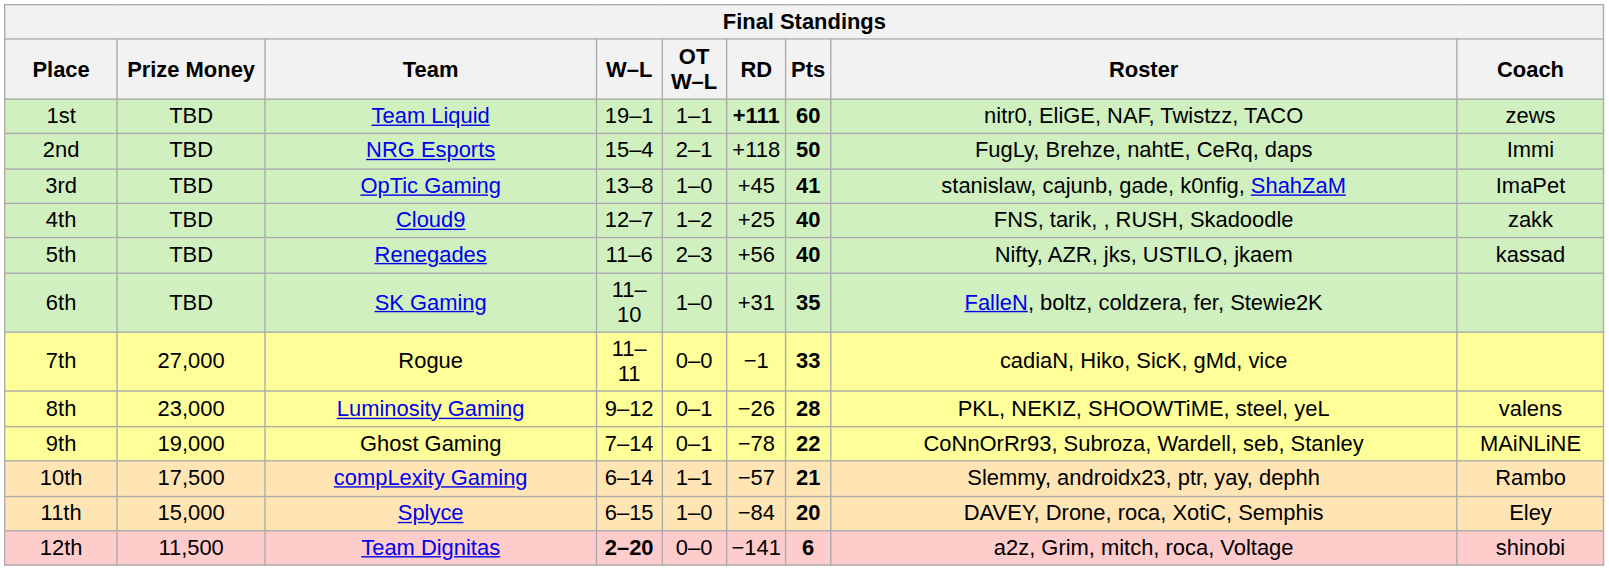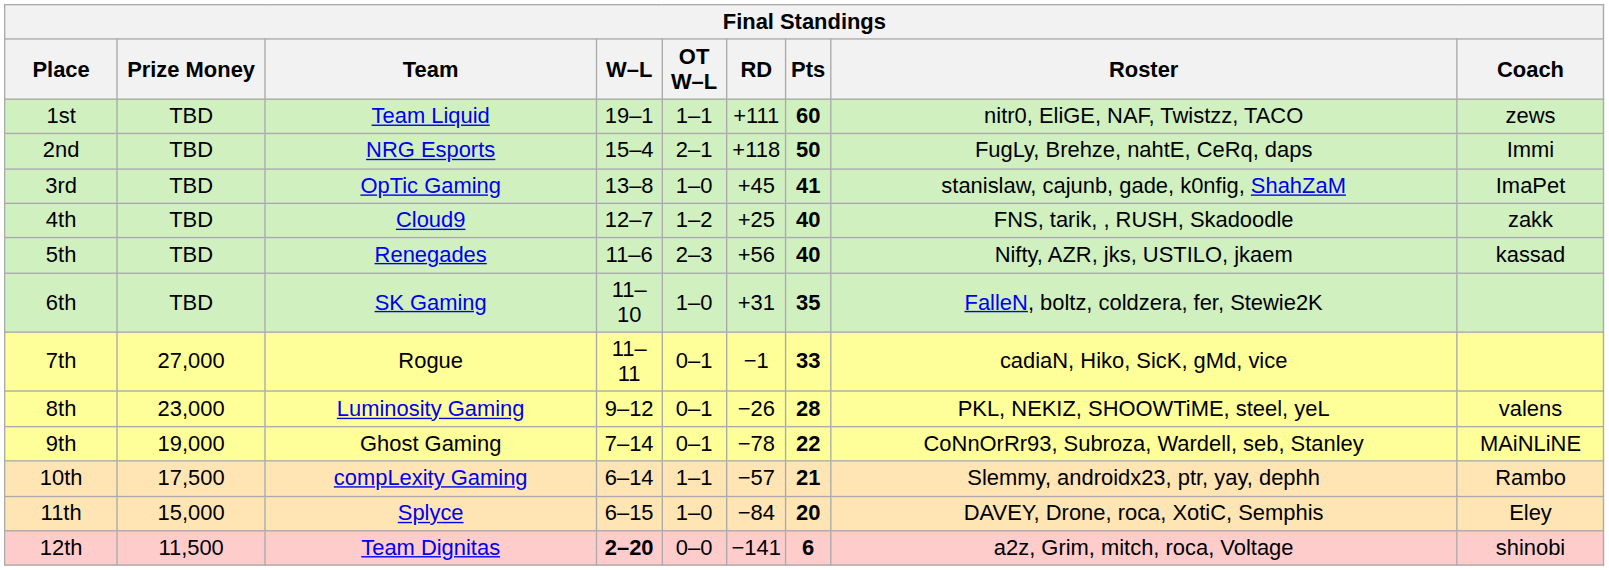(756, 116) bold -> (756, 116) normal
(694, 361) 0–0 -> (694, 361) 0–1
